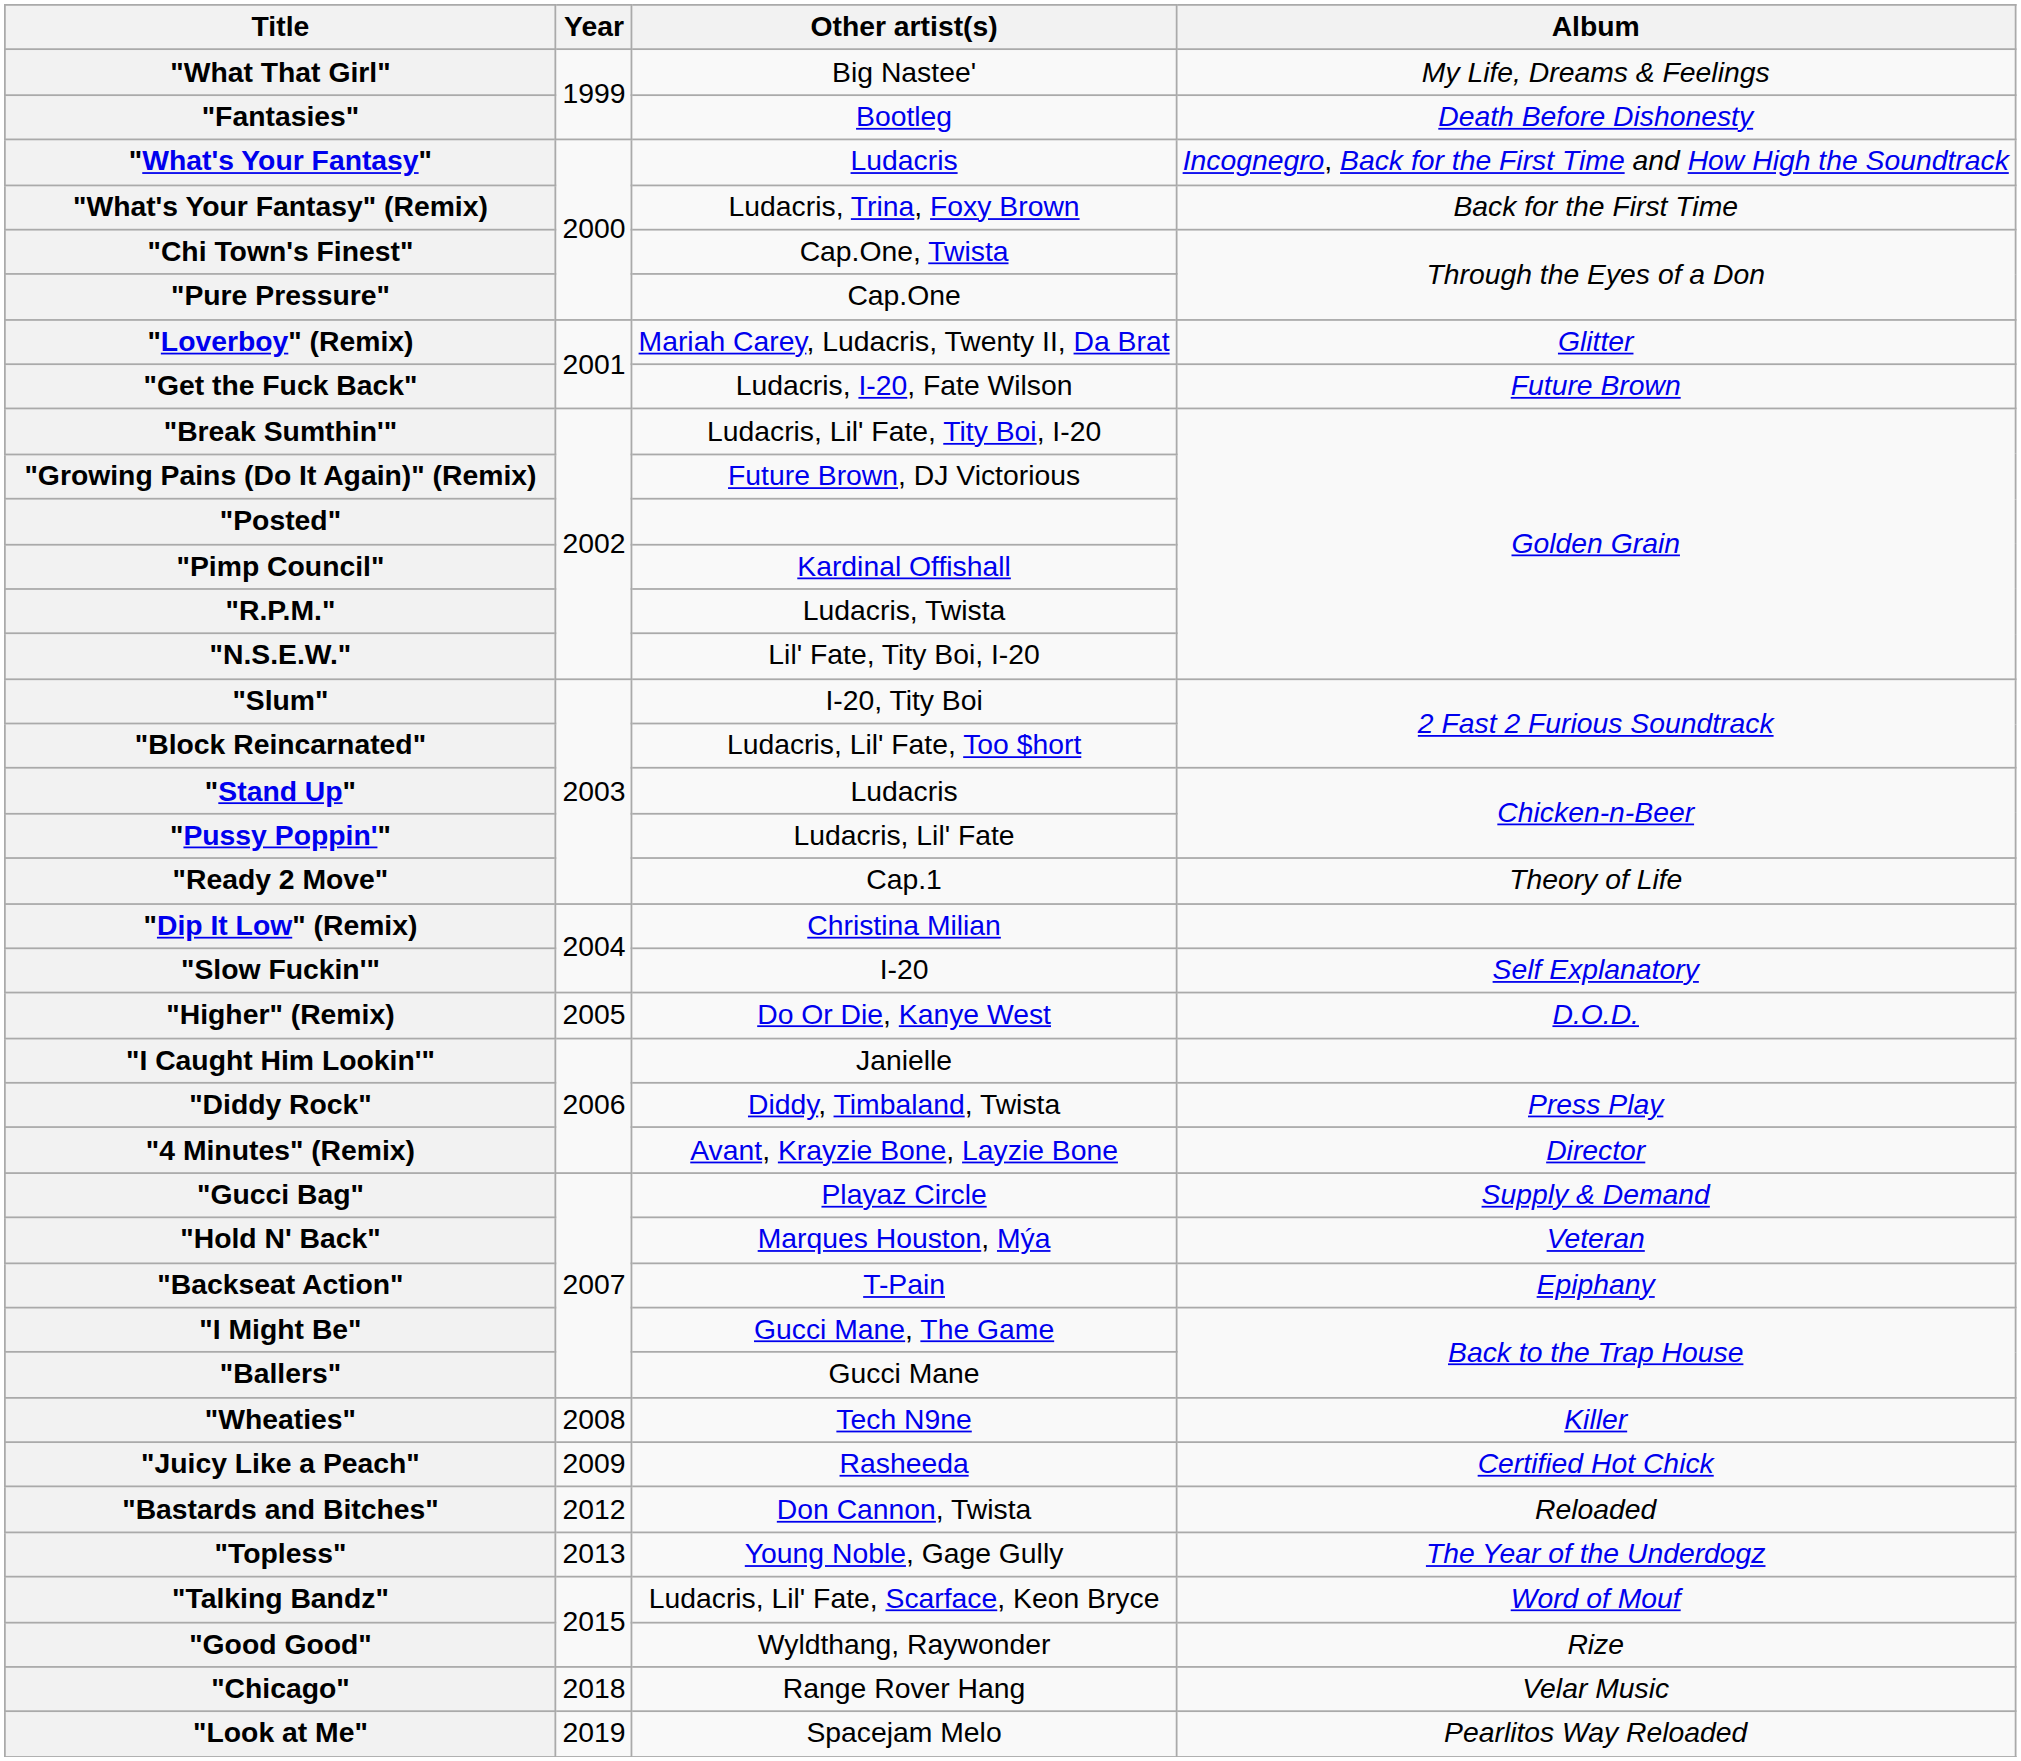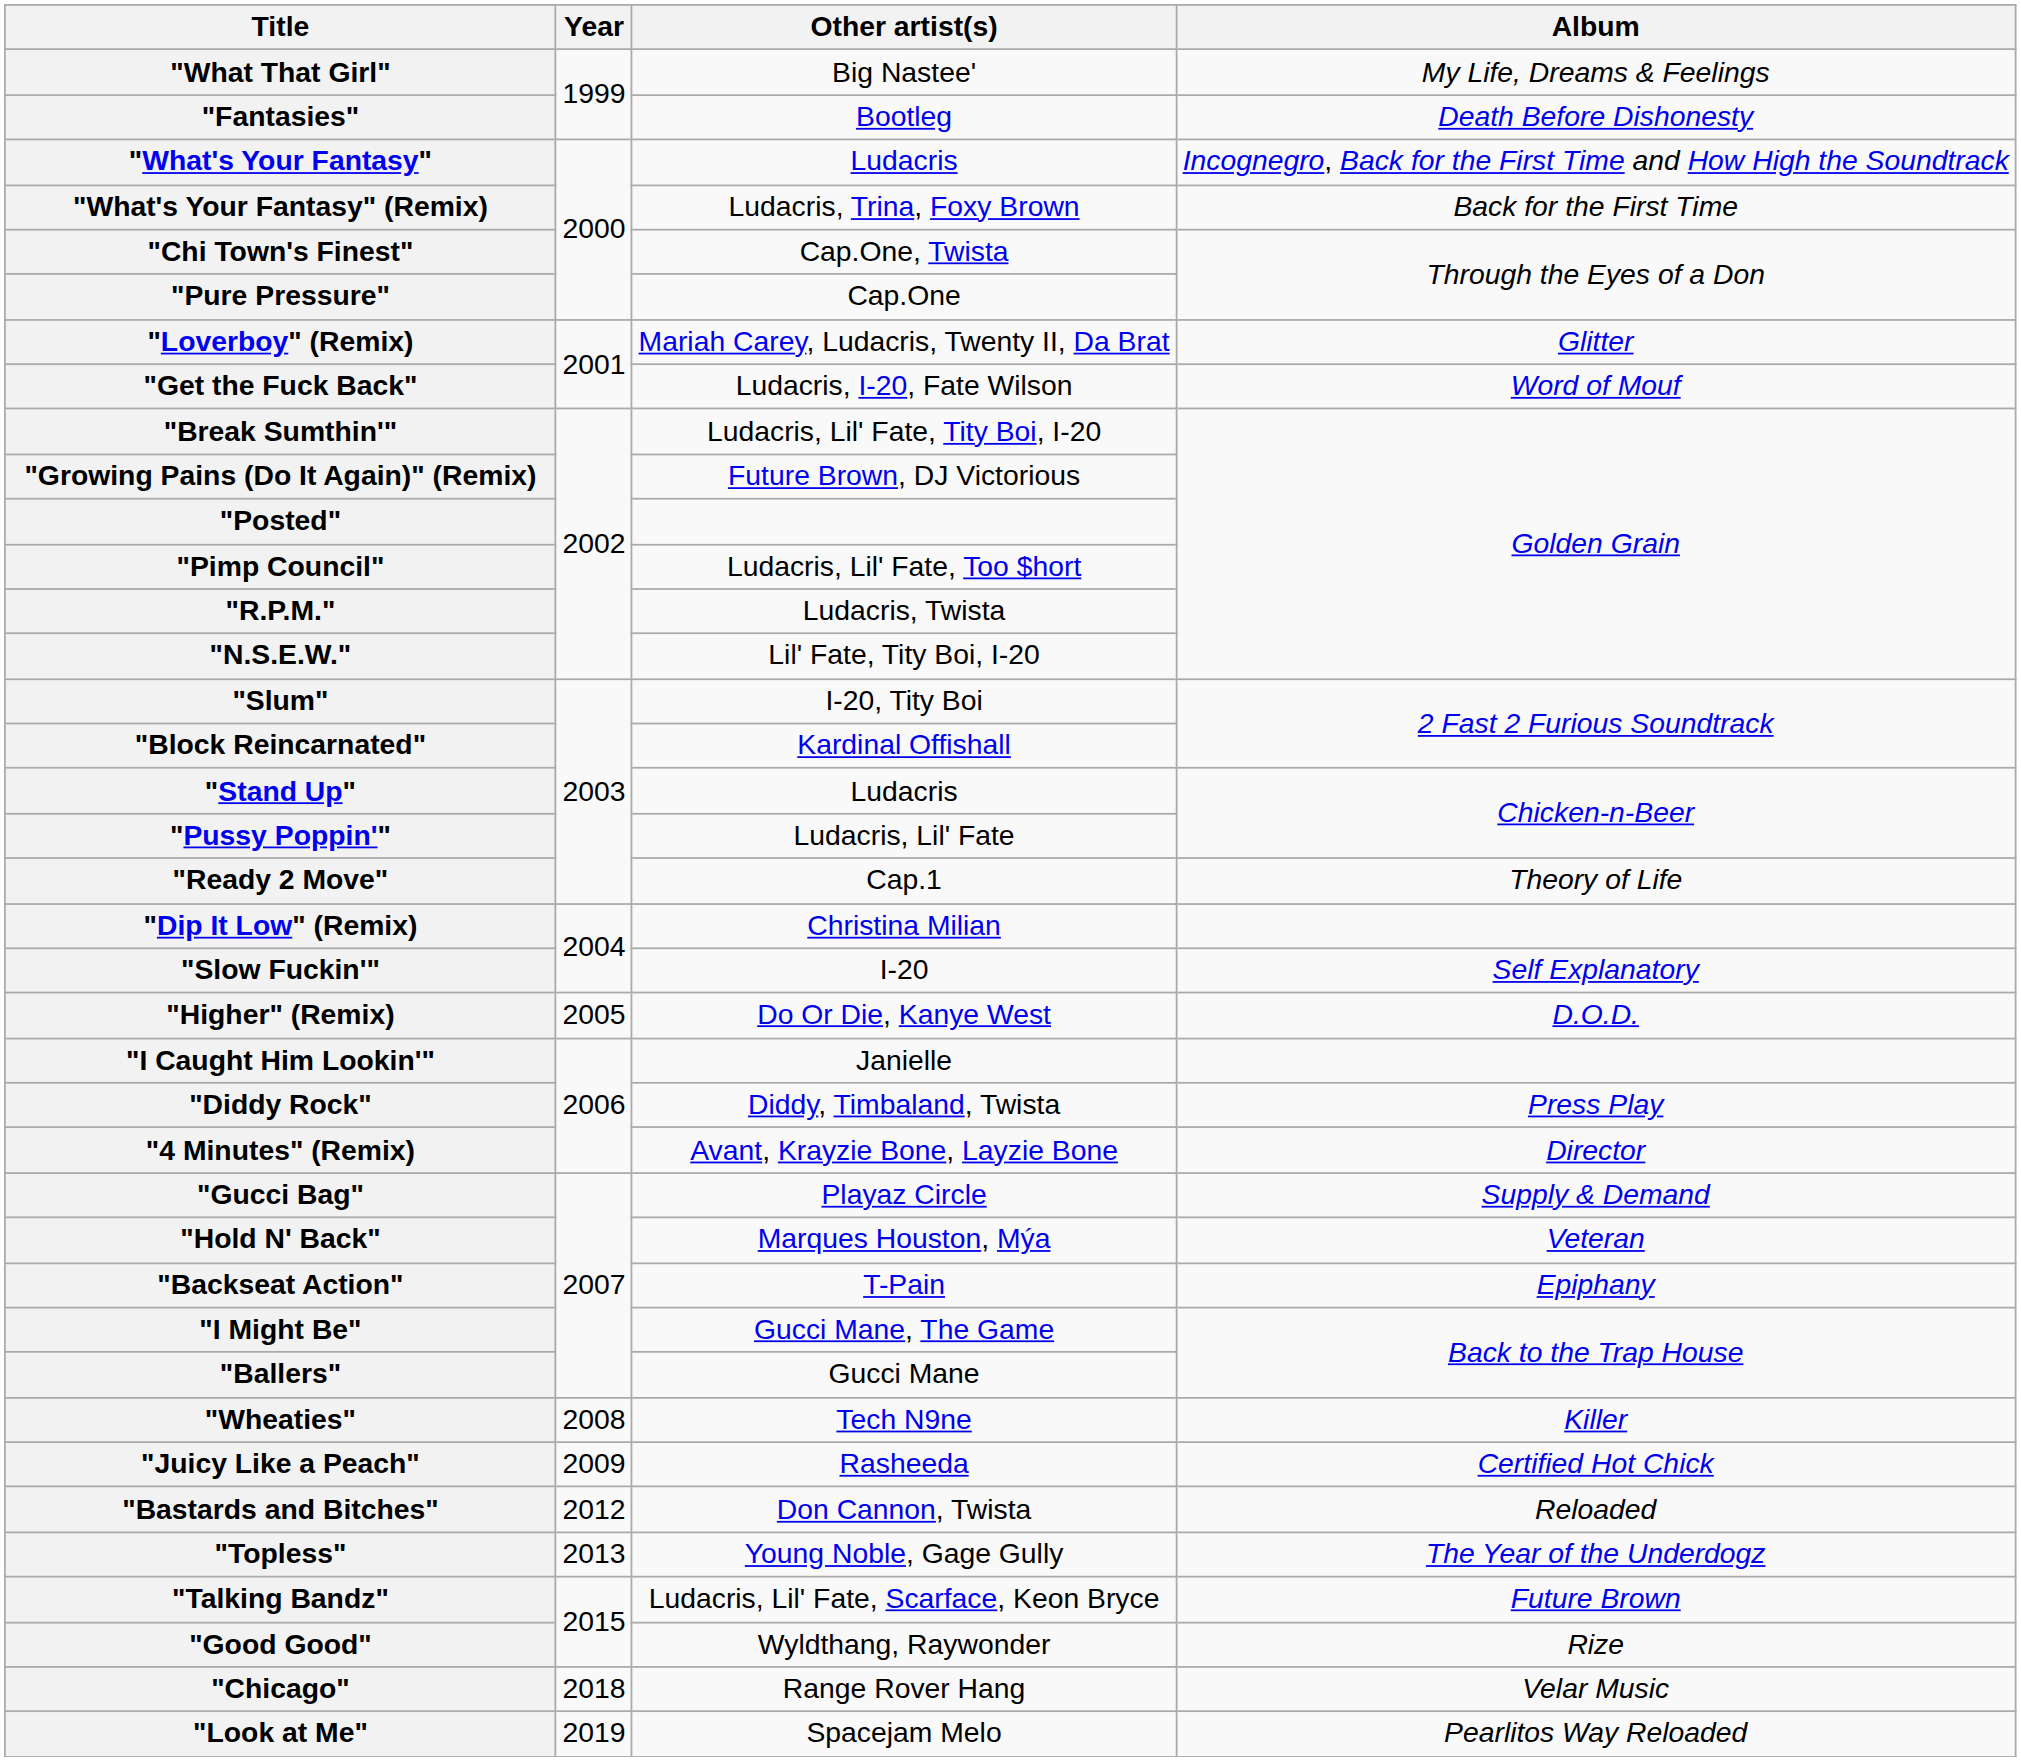(1596, 386) Future Brown -> (1596, 386) Word of Mouf
(904, 565) Kardinal Offishall -> (904, 565) Ludacris, Lil' Fate, Too $hort
(904, 745) Ludacris, Lil' Fate, Too $hort -> (904, 745) Kardinal Offishall
(1596, 1598) Word of Mouf -> (1596, 1598) Future Brown
